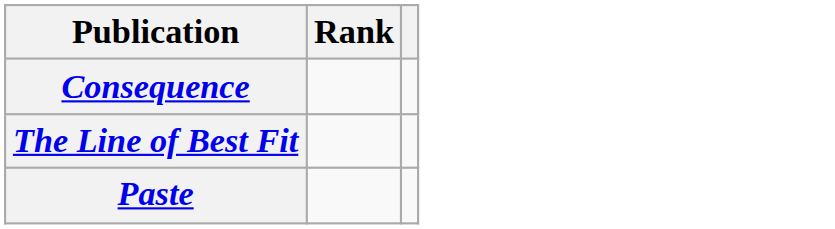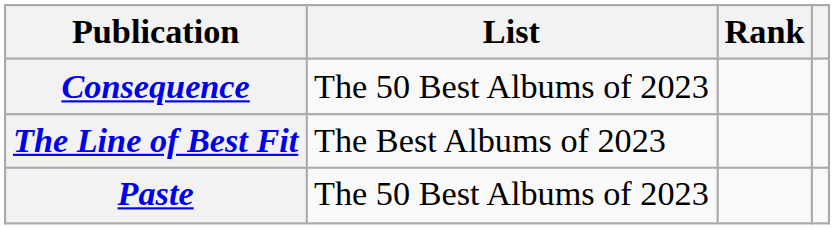+ column: (511, 31)
